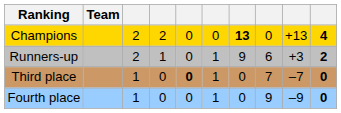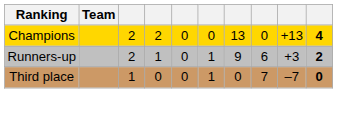(242, 35) bold -> (238, 35) normal
(189, 77) bold -> (185, 77) normal
- row: (44, 98)
